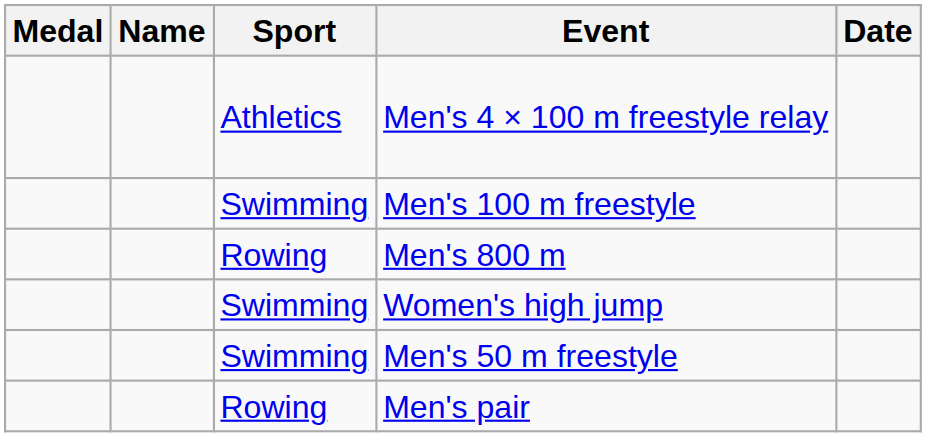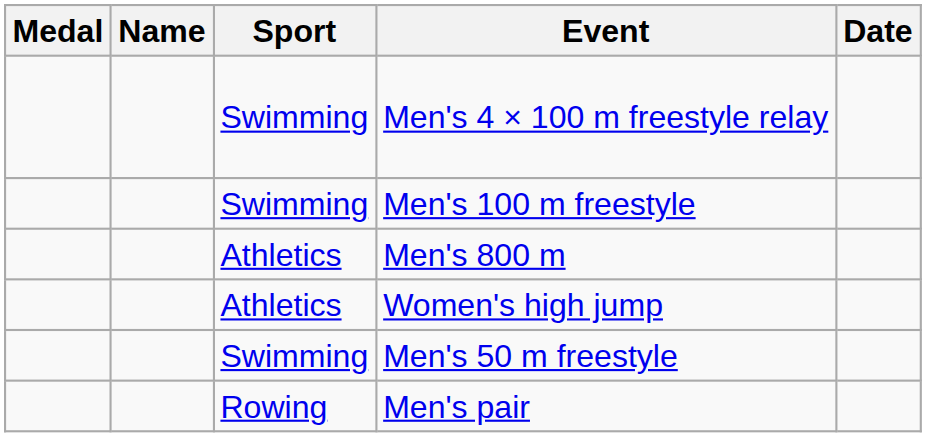(281, 117) Athletics -> (294, 117) Swimming
(274, 255) Rowing -> (281, 255) Athletics
(294, 305) Swimming -> (281, 305) Athletics
